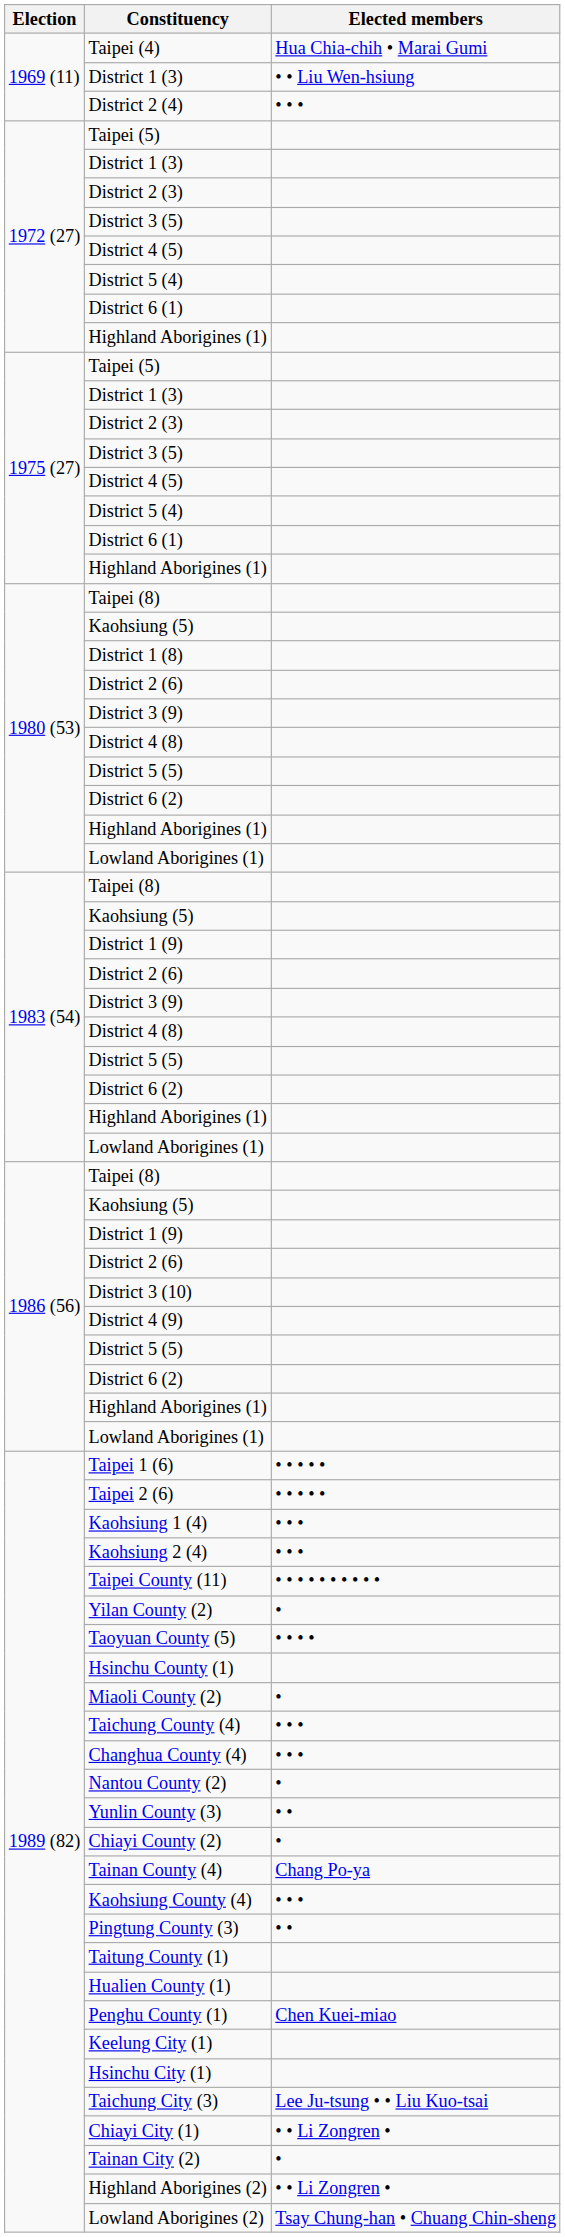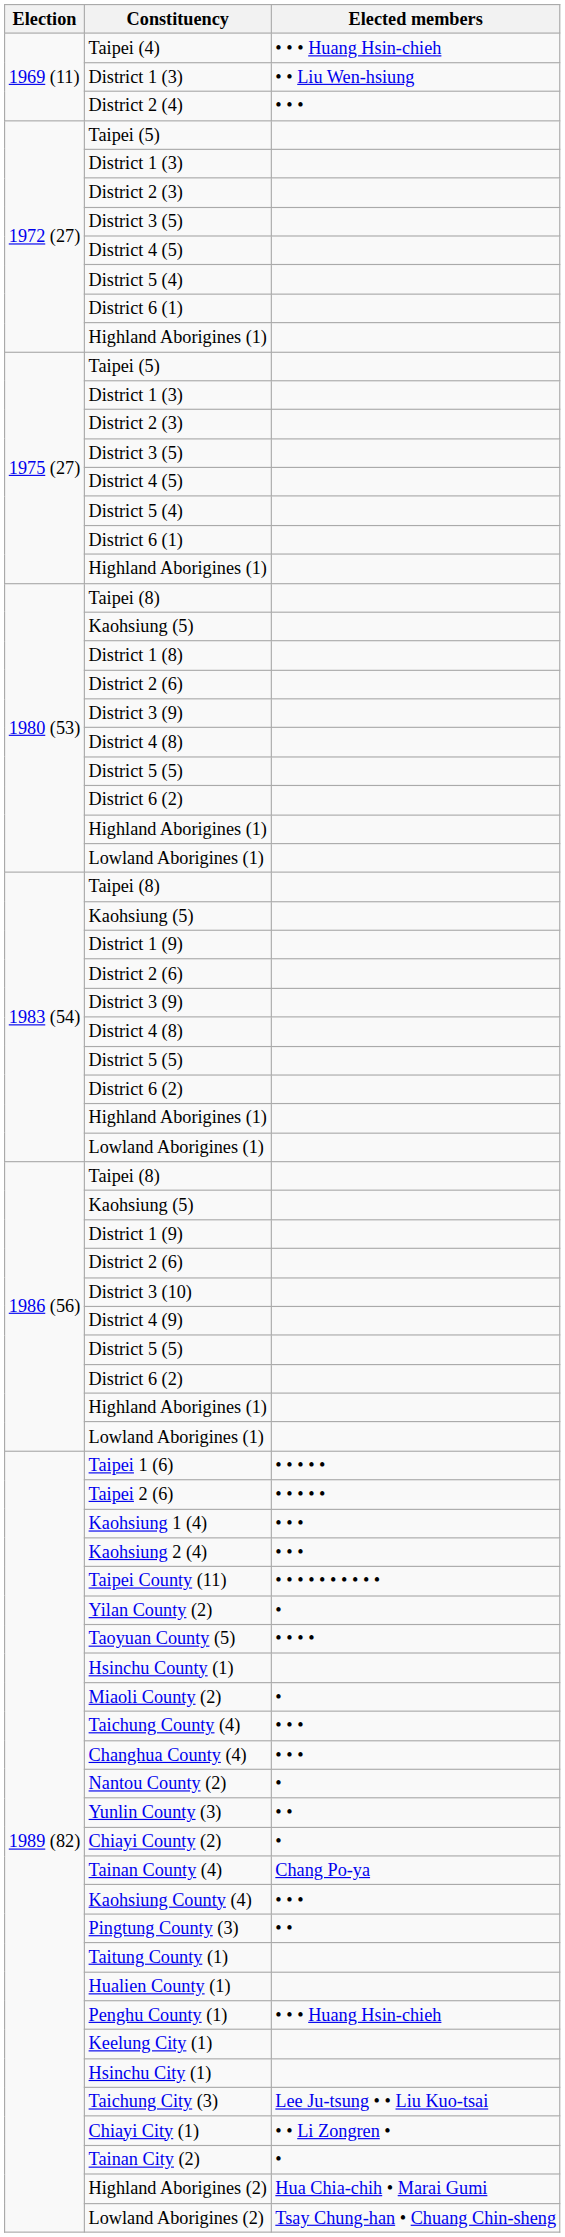(381, 47) Hua Chia-chih • Marai Gumi -> (358, 47) • • • Huang Hsin-chieh
(336, 2014) Chen Kuei-miao -> (358, 2014) • • • Huang Hsin-chieh
(333, 2188) • • Li Zongren • -> (381, 2188) Hua Chia-chih • Marai Gumi
